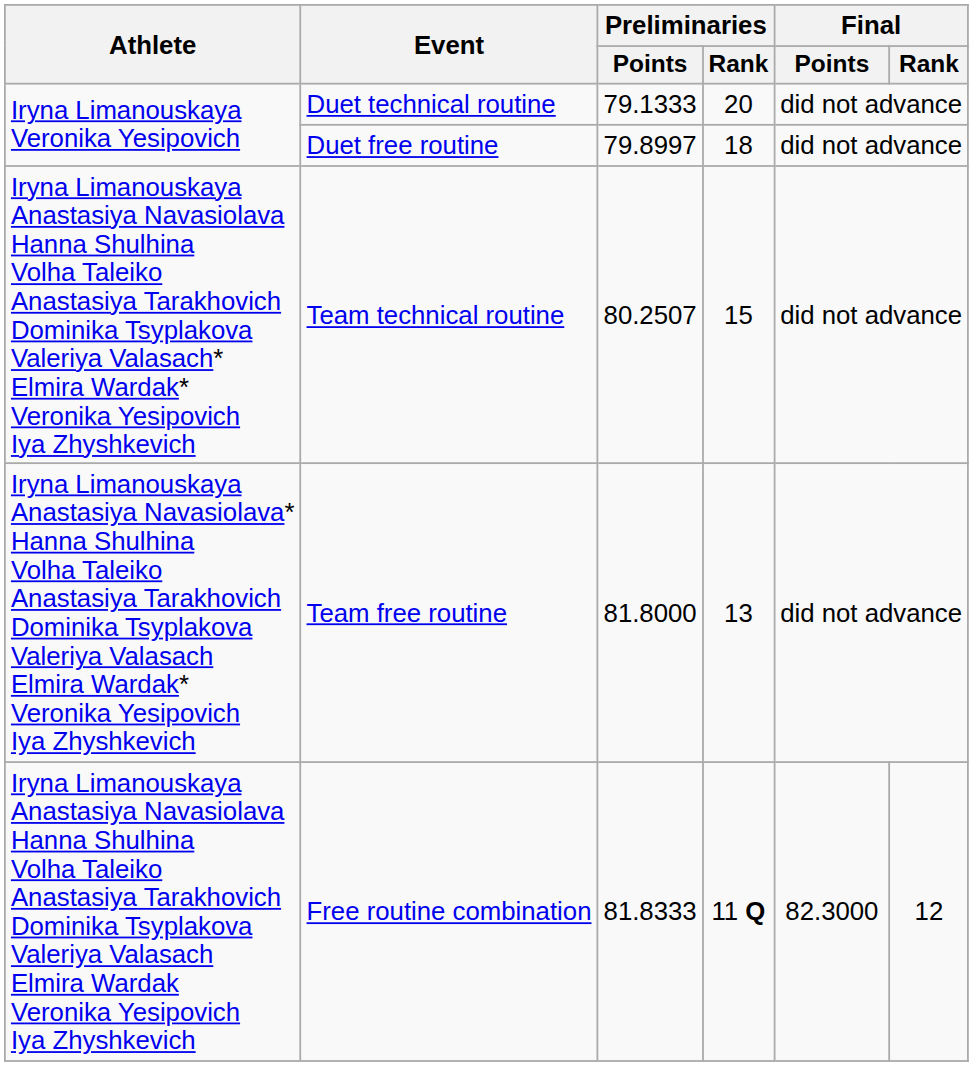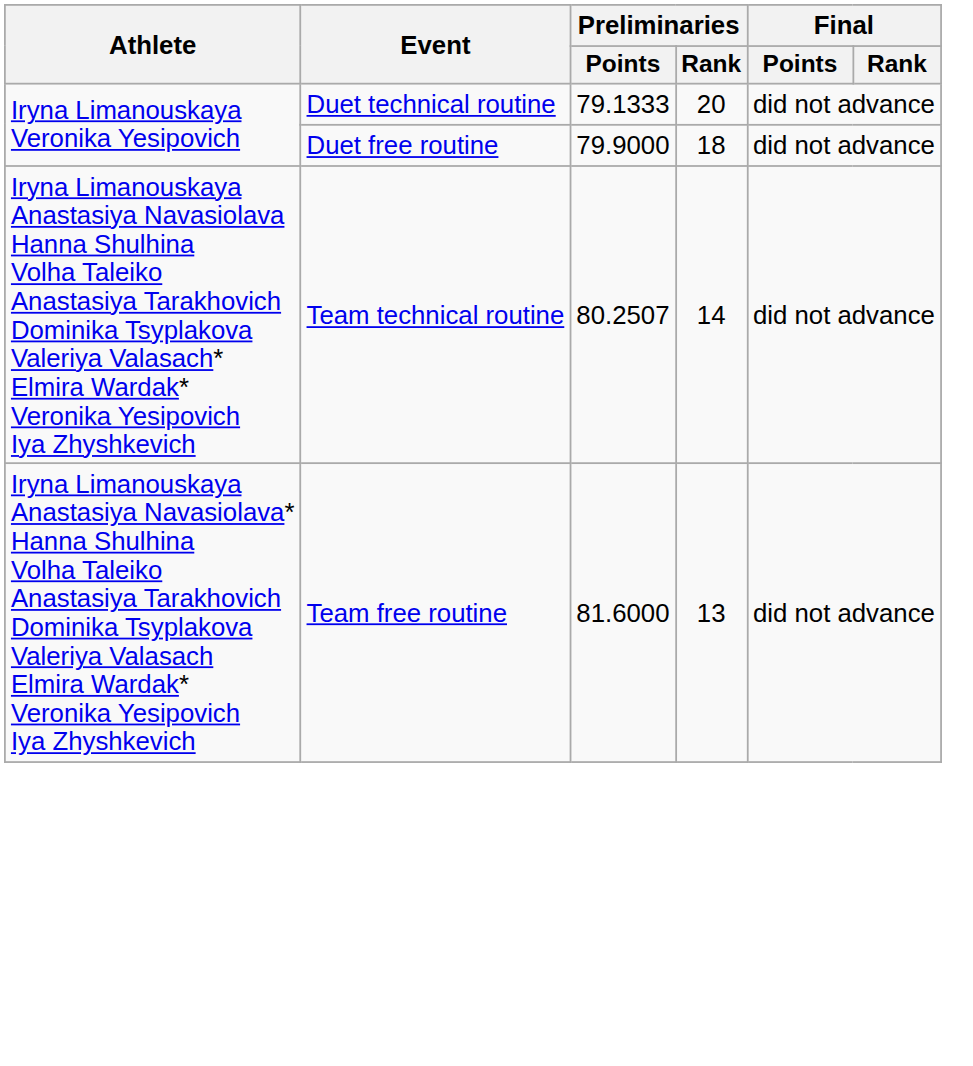(650, 146) 79.8997 -> (623, 146) 79.9000
(738, 315) 15 -> (711, 315) 14
(650, 614) 81.8000 -> (623, 614) 81.6000
- row: (449, 912)
